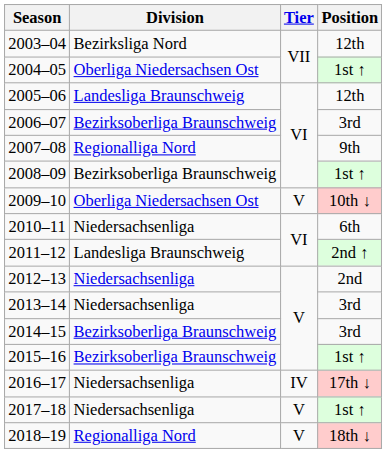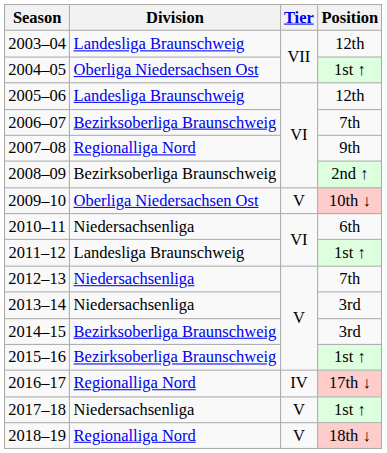(130, 43) Bezirksliga Nord -> (159, 43) Landesliga Braunschweig
(350, 122) 3rd -> (350, 122) 7th
(350, 174) 1st ↑ -> (350, 174) 2nd ↑
(350, 252) 2nd ↑ -> (350, 252) 1st ↑
(350, 278) 2nd -> (350, 278) 7th
(134, 383) Niedersachsenliga -> (135, 383) Regionalliga Nord
